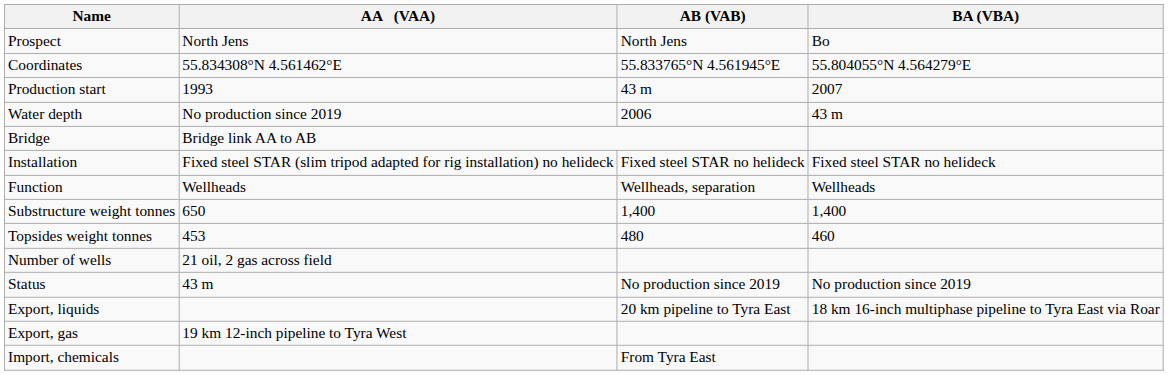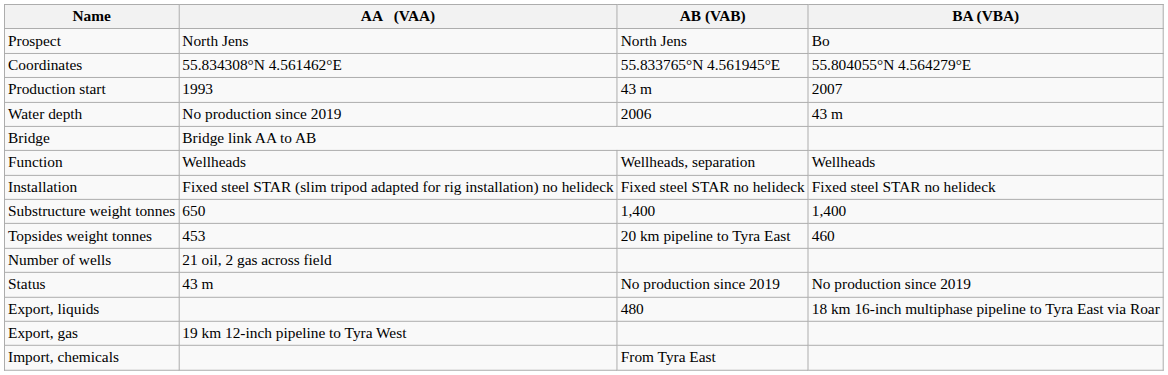rows swapped: (43, 162) <-> (35, 187)
(632, 235) 480 -> (706, 235) 20 km pipeline to Tyra East
(706, 308) 20 km pipeline to Tyra East -> (632, 308) 480
